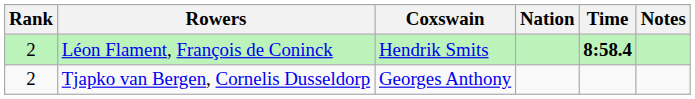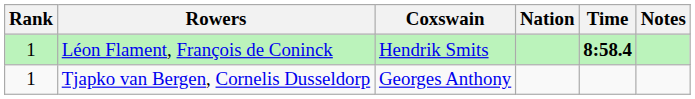(31, 49) 2 -> (31, 49) 1
(31, 79) 2 -> (31, 79) 1
